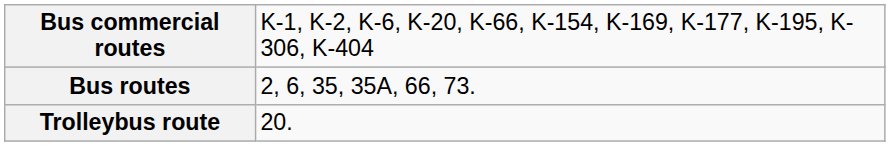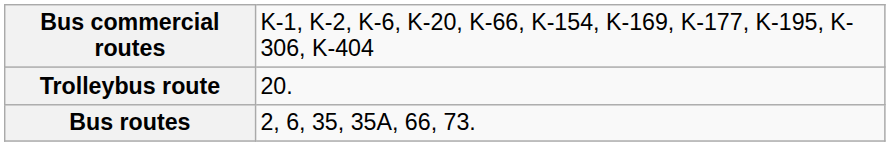rows swapped: (130, 85) <-> (130, 122)
